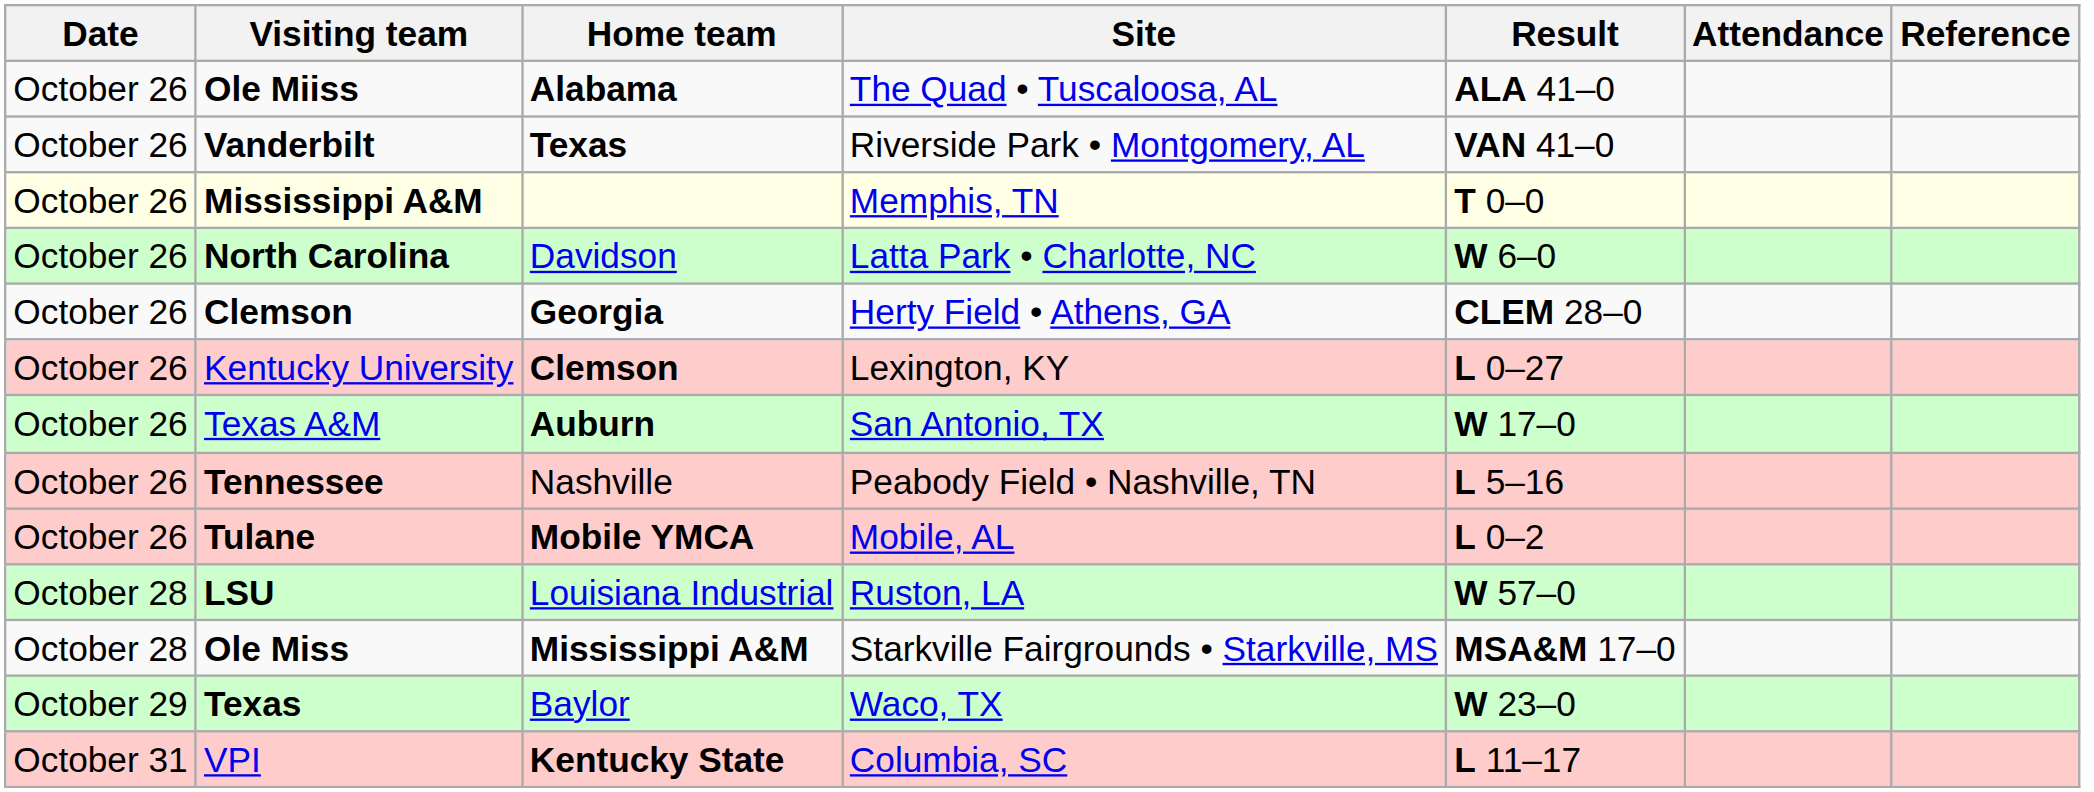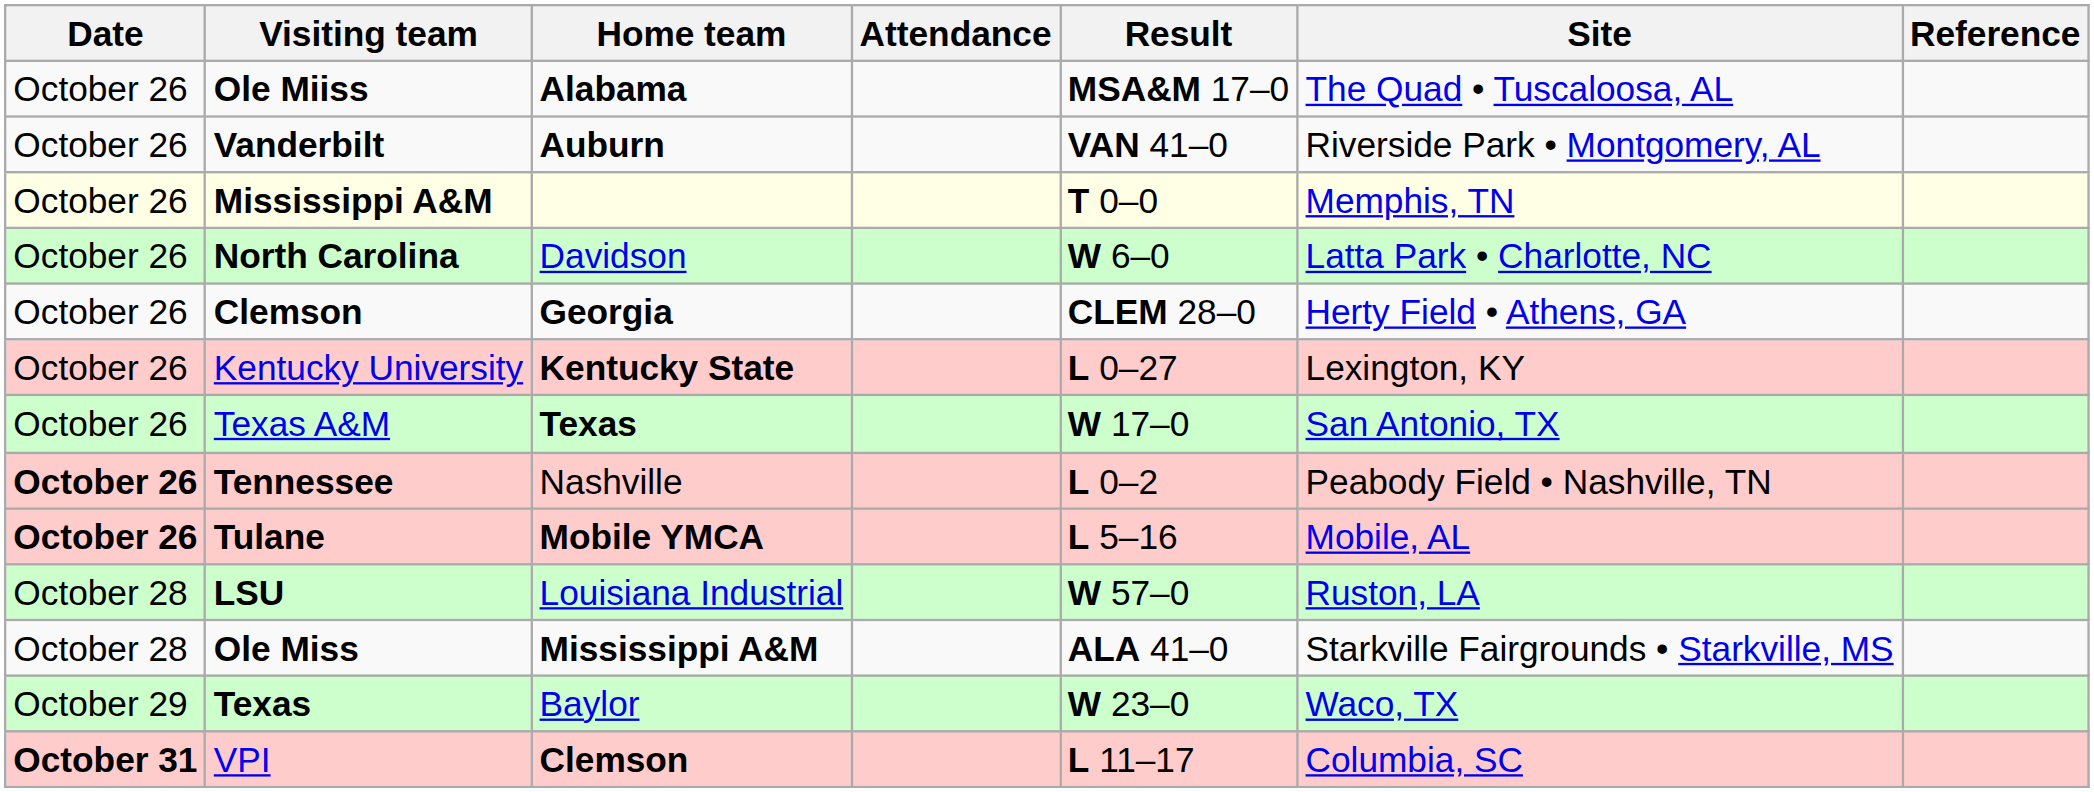columns swapped: (1144, 33) <-> (1788, 33)
(1535, 89) ALA 41–0 -> (1179, 89) MSA&M 17–0
(578, 145) Texas -> (602, 145) Auburn
(604, 368) Clemson -> (667, 368) Kentucky State
(592, 424) Auburn -> (588, 424) Texas
(101, 480) normal -> (105, 480) bold
(1509, 480) L 5–16 -> (1113, 480) L 0–2
(101, 536) normal -> (105, 536) bold
(1499, 536) L 0–2 -> (1123, 536) L 5–16
(1565, 647) MSA&M 17–0 -> (1148, 647) ALA 41–0
(101, 759) normal -> (105, 759) bold
(657, 759) Kentucky State -> (614, 759) Clemson
